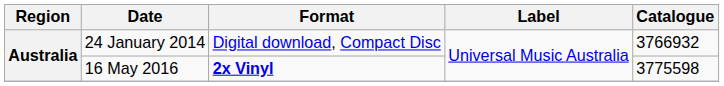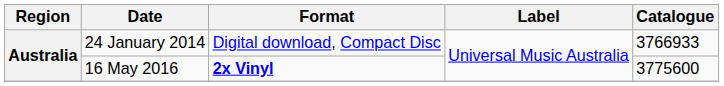(668, 42) 3766932 -> (668, 42) 3766933
(668, 68) 3775598 -> (668, 68) 3775600
